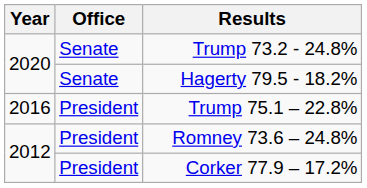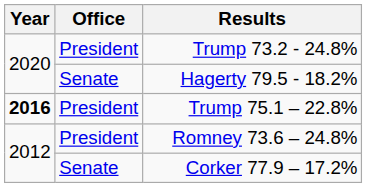(89, 49) Senate -> (99, 49) President
(30, 108) normal -> (30, 108) bold
(99, 167) President -> (89, 167) Senate
